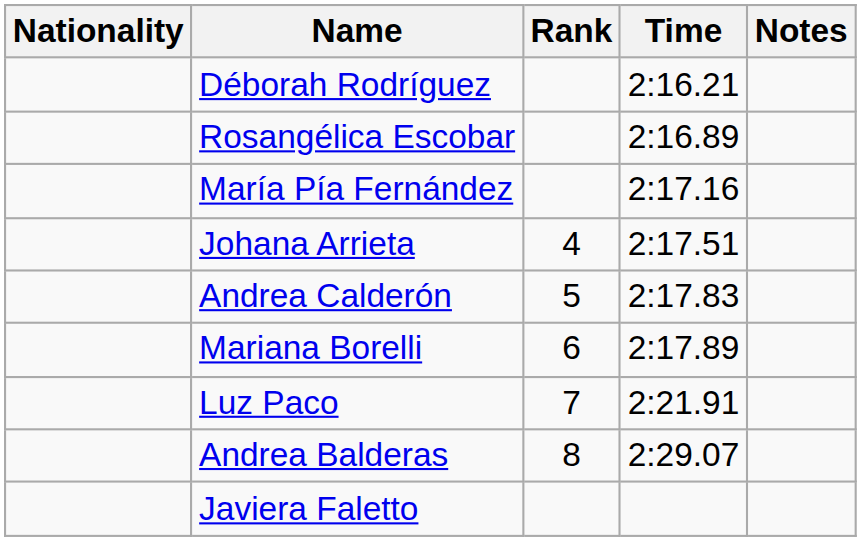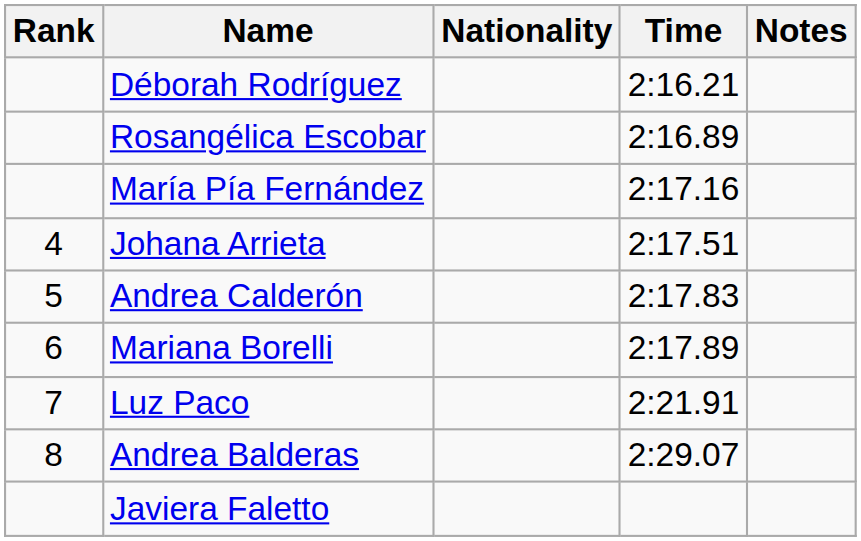columns swapped: (571, 31) <-> (98, 31)
